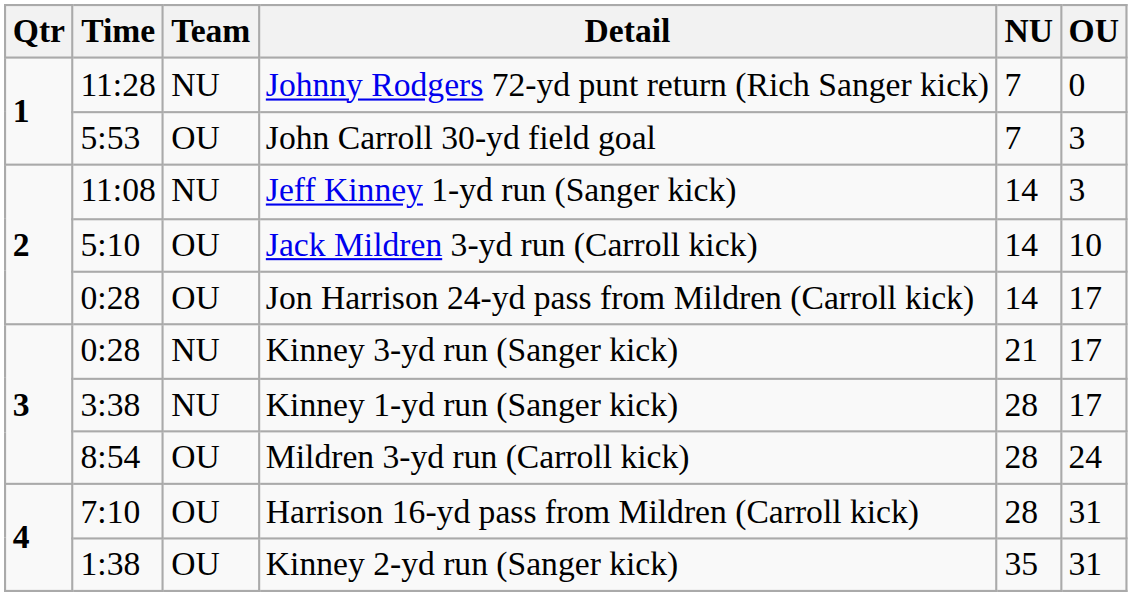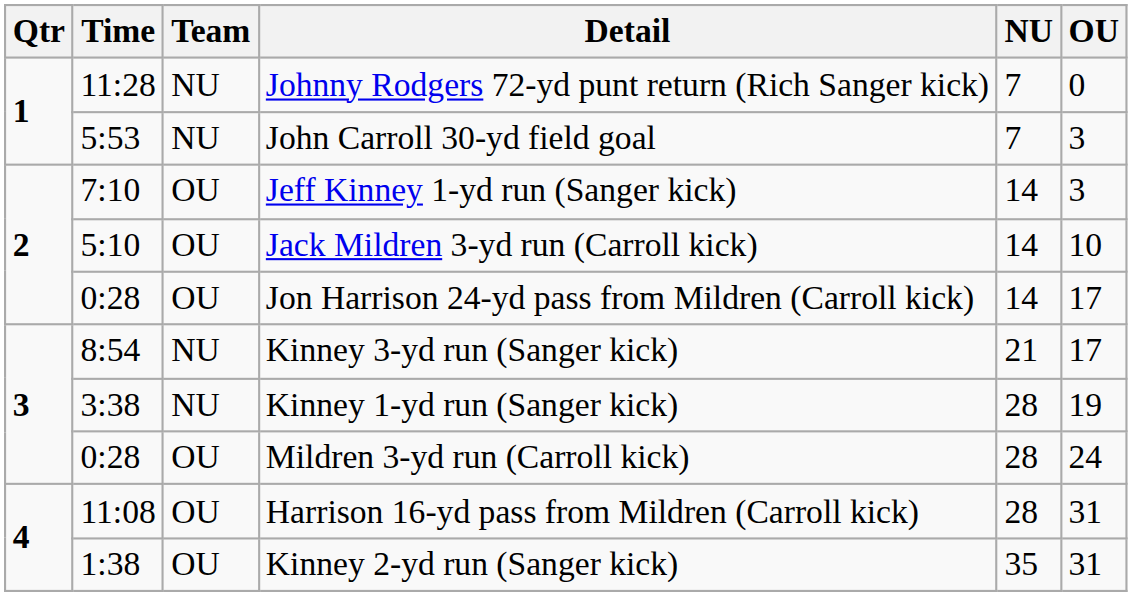(196, 137) OU -> (196, 137) NU
(118, 191) 11:08 -> (110, 191) 7:10
(196, 191) NU -> (196, 191) OU
(110, 350) 0:28 -> (110, 350) 8:54
(1085, 404) 17 -> (1085, 404) 19
(110, 457) 8:54 -> (110, 457) 0:28
(110, 510) 7:10 -> (118, 510) 11:08
